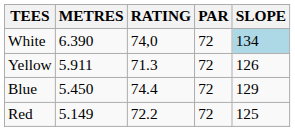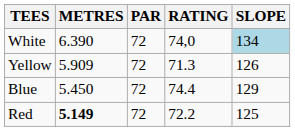columns swapped: (213, 16) <-> (161, 16)
(76, 65) 5.911 -> (76, 65) 5.909
(76, 114) normal -> (76, 114) bold
